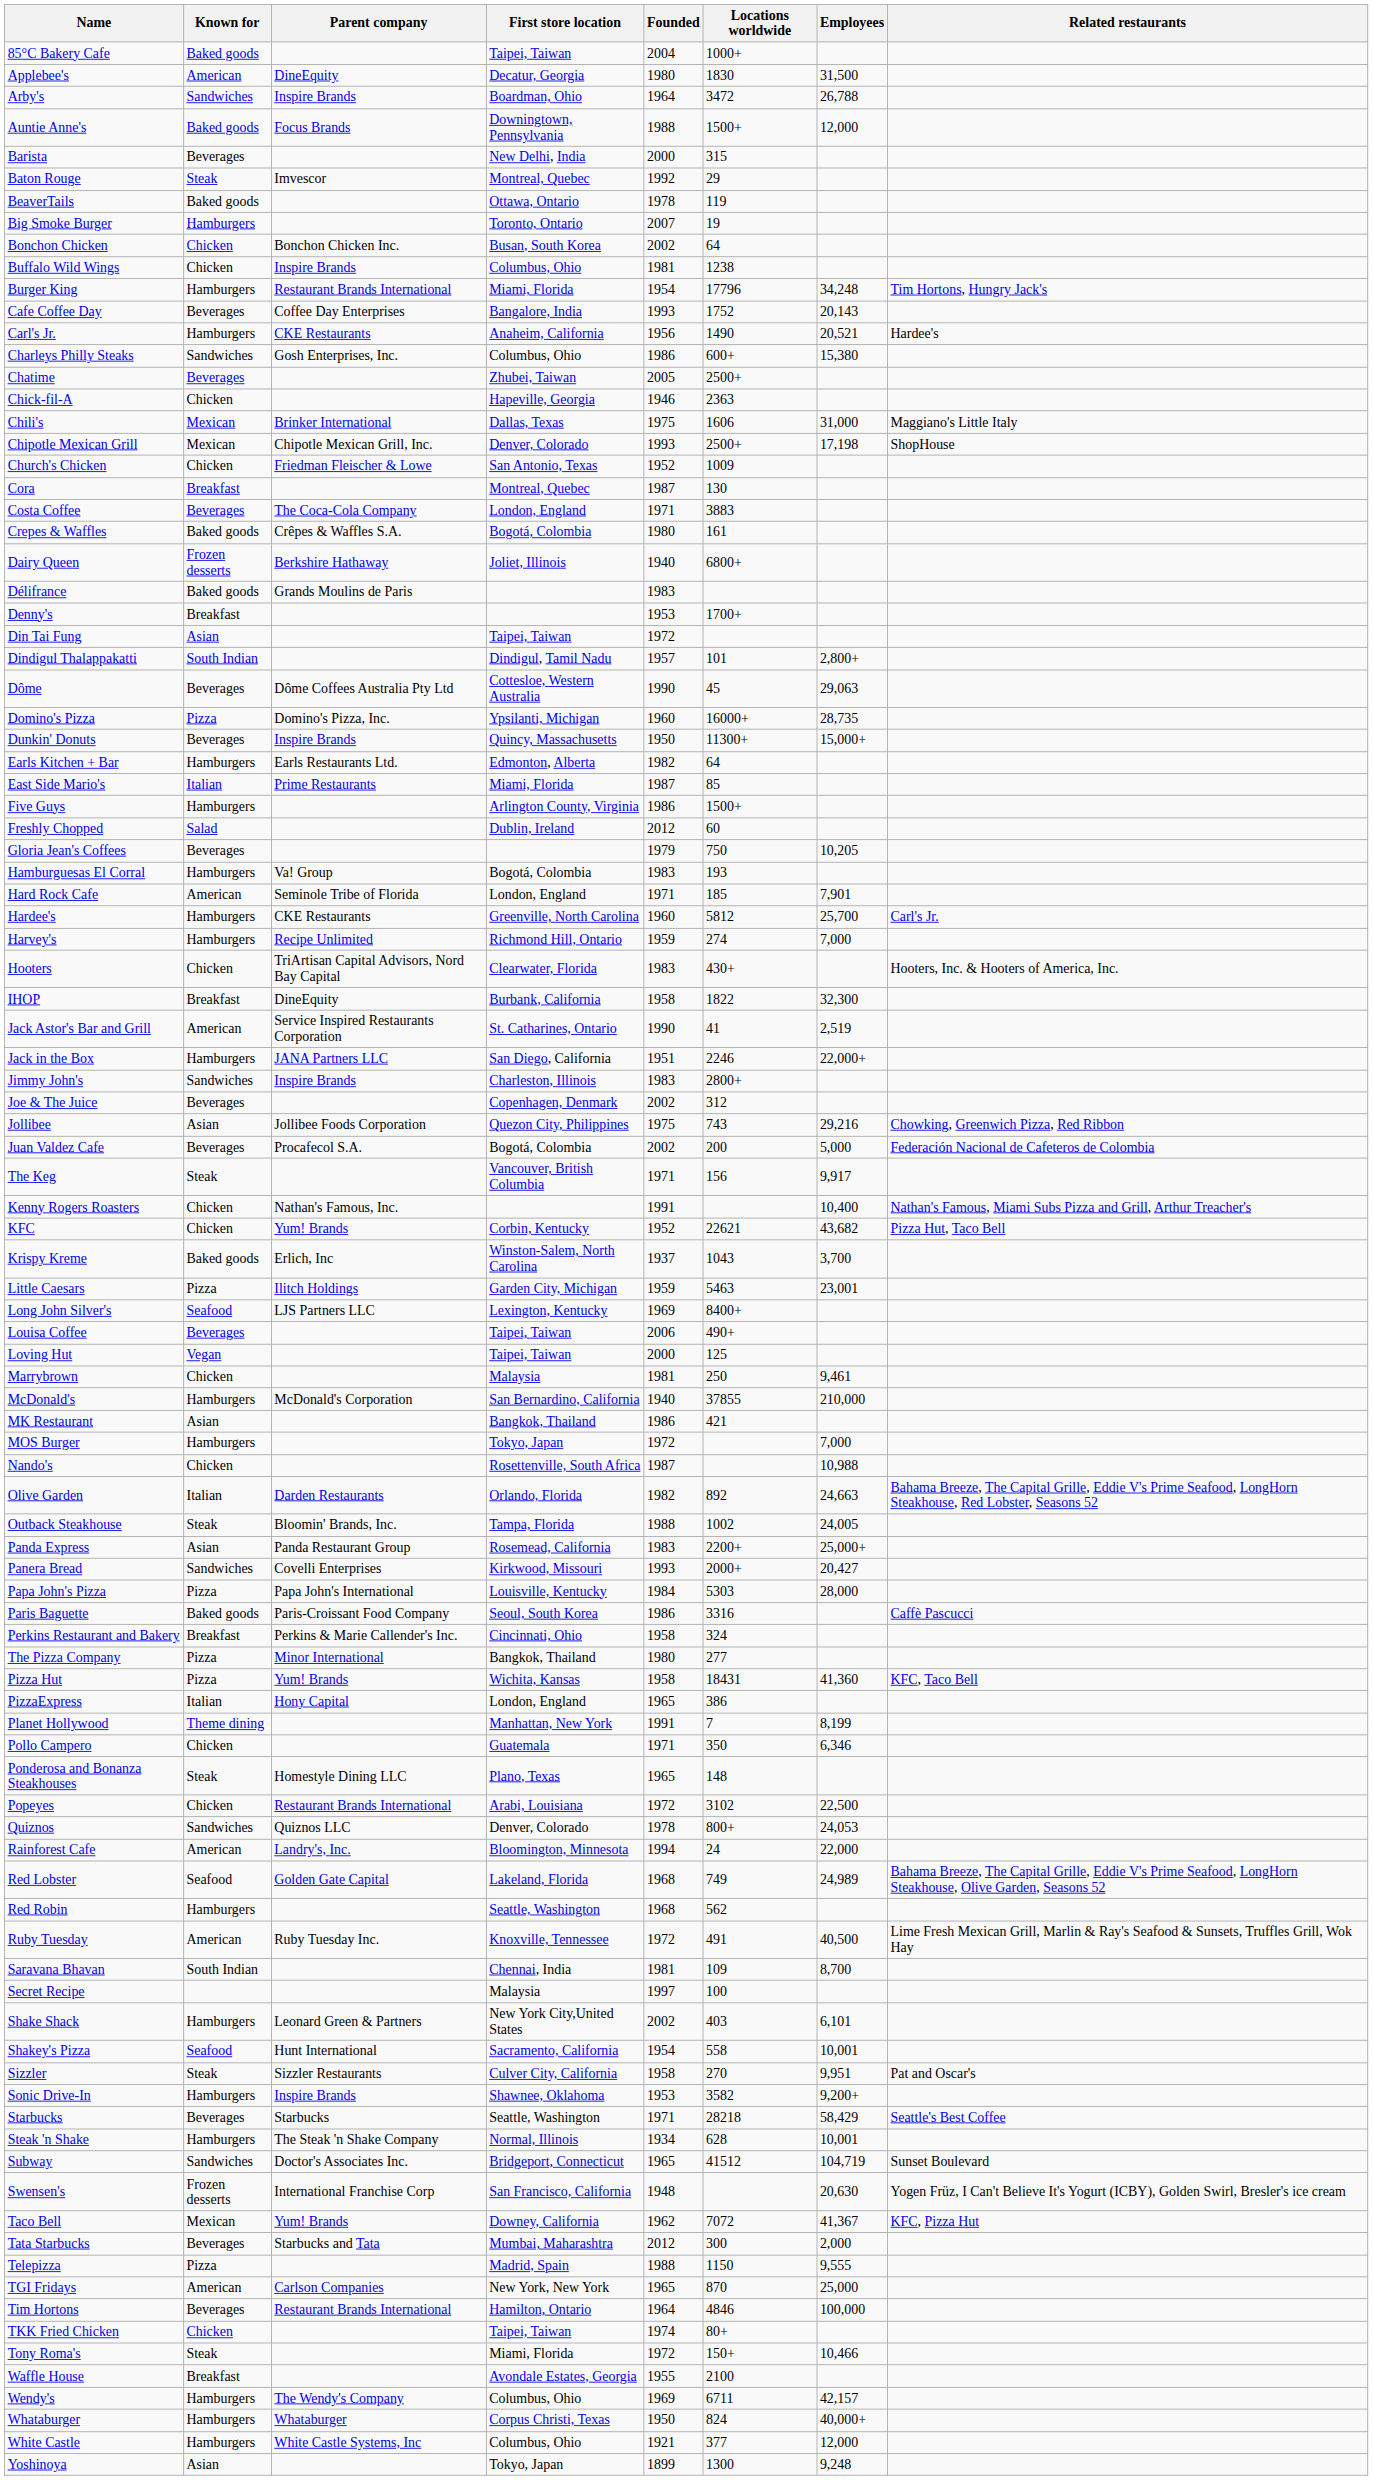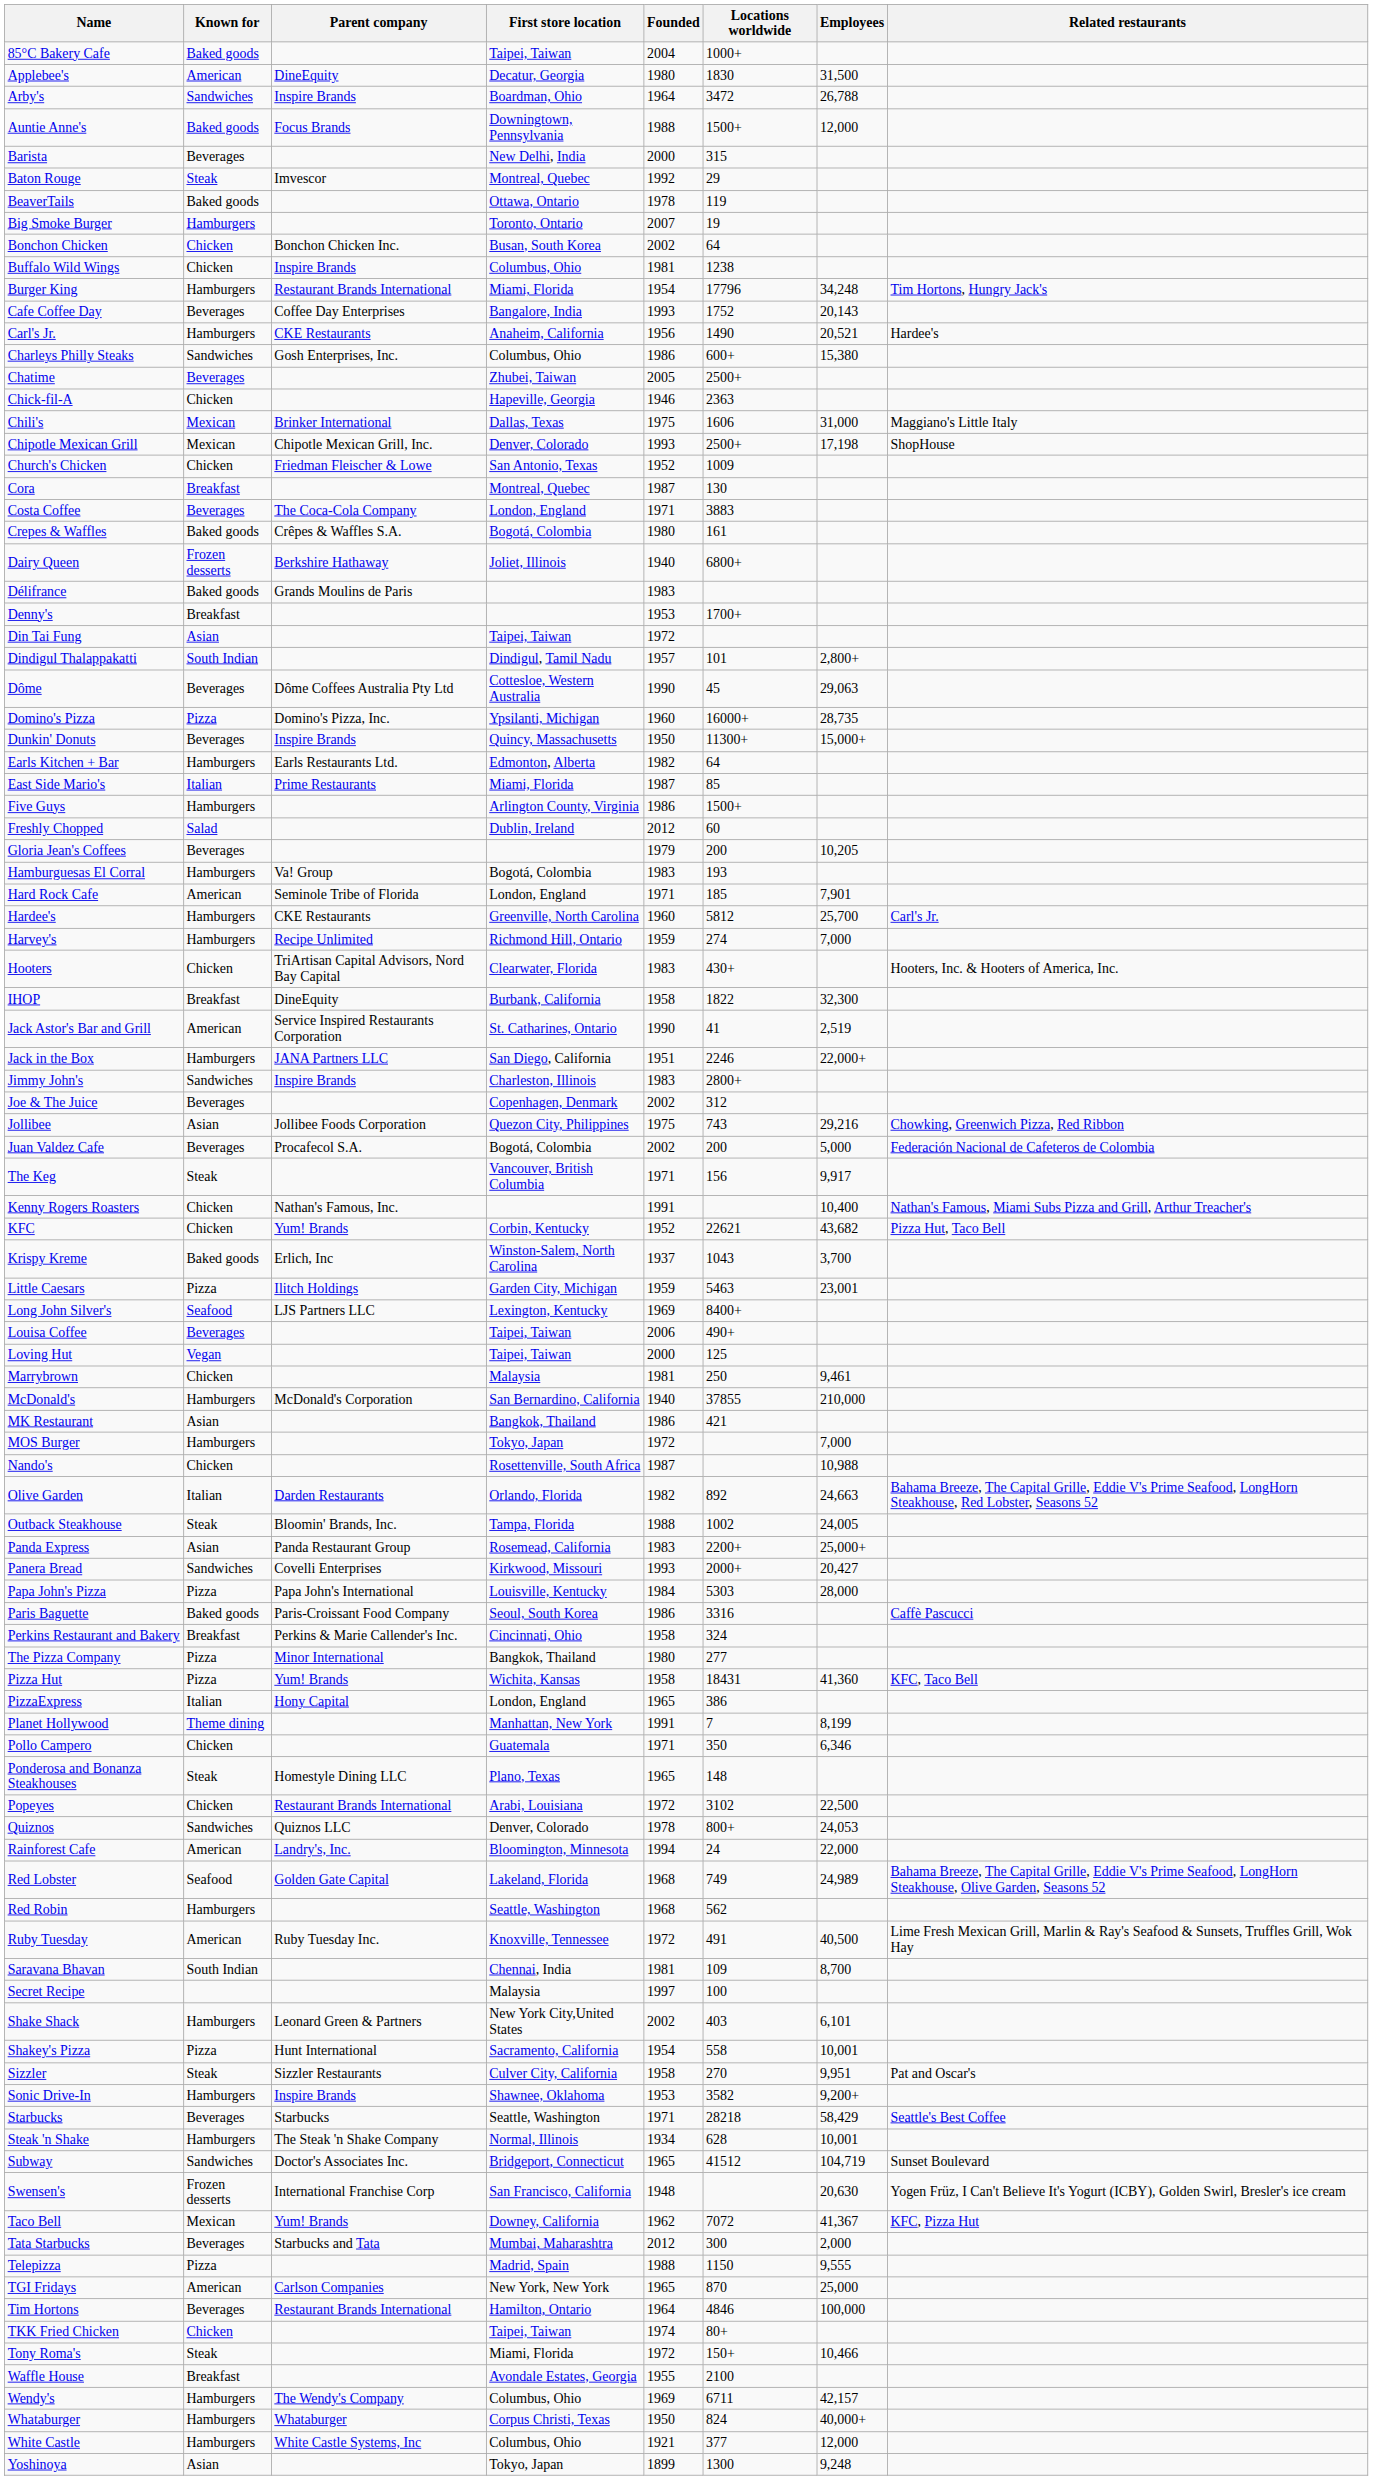(717, 850) 750 -> (717, 850) 200
(209, 2051) Seafood -> (202, 2051) Pizza
